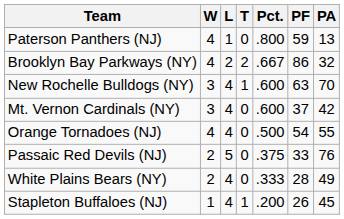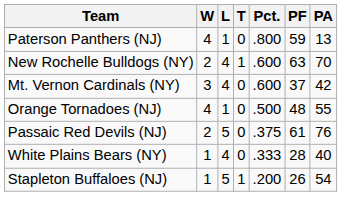- row: (102, 62)
(211, 86) 3 -> (207, 62) 2
(229, 132) 4 -> (226, 109) 1
(301, 132) 54 -> (297, 109) 48
(301, 156) 33 -> (297, 132) 61
(211, 179) 2 -> (207, 156) 1
(327, 179) 49 -> (323, 156) 40
(229, 202) 4 -> (226, 179) 5
(327, 202) 45 -> (323, 179) 54
